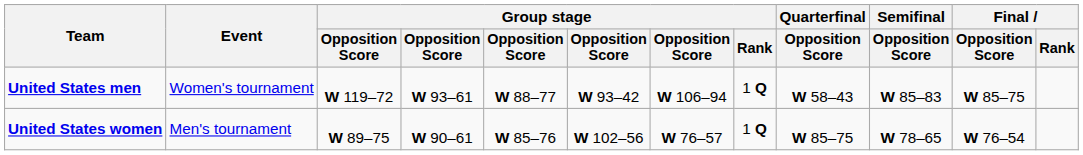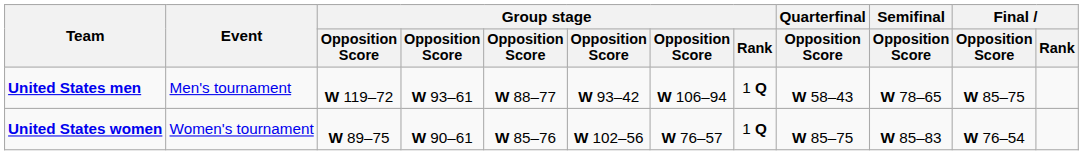(242, 88) Women's tournament -> (230, 88) Men's tournament
(911, 97) W 85–83 -> (911, 97) W 78–65
(230, 129) Men's tournament -> (242, 129) Women's tournament
(911, 138) W 78–65 -> (911, 138) W 85–83
